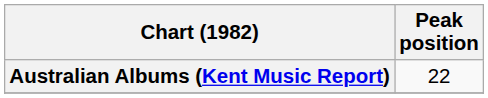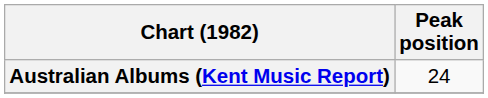(439, 76) 22 -> (439, 76) 24
